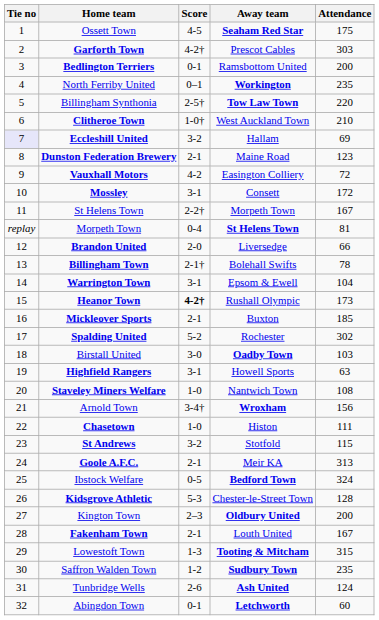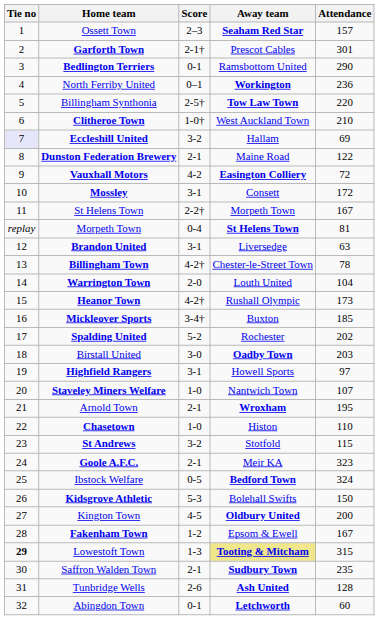(194, 31) 4-5 -> (194, 31) 2–3
(345, 31) 175 -> (345, 31) 157
(194, 48) 4-2† -> (194, 48) 2-1†
(345, 48) 303 -> (345, 48) 301
(345, 66) 200 -> (345, 66) 290
(345, 84) 235 -> (345, 84) 236
(345, 156) 123 -> (345, 156) 122
(263, 174) normal -> (263, 174) bold
(194, 246) 2-0 -> (194, 246) 3-1
(345, 246) 66 -> (345, 246) 63
(194, 264) 2-1† -> (194, 264) 4-2†
(263, 264) Bolehall Swifts -> (263, 264) Chester-le-Street Town
(194, 282) 3-1 -> (194, 282) 2-0
(263, 282) Epsom & Ewell -> (263, 282) Louth United
(194, 300) bold -> (194, 300) normal
(194, 318) 2-1 -> (194, 318) 3-4†
(345, 336) 302 -> (345, 336) 202
(345, 354) 103 -> (345, 354) 203
(345, 372) 63 -> (345, 372) 97
(345, 390) 108 -> (345, 390) 107
(194, 407) 3-4† -> (194, 407) 2-1
(345, 407) 156 -> (345, 407) 195
(345, 425) 111 -> (345, 425) 110
(345, 461) 313 -> (345, 461) 323
(263, 497) Chester-le-Street Town -> (263, 497) Bolehall Swifts
(345, 497) 128 -> (345, 497) 150
(194, 515) 2–3 -> (194, 515) 4-5
(194, 533) 2-1 -> (194, 533) 1-2
(263, 533) Louth United -> (263, 533) Epsom & Ewell
(22, 551) normal -> (22, 551) bold
(263, 551) no background -> (263, 551) khaki background
(194, 569) 1-2 -> (194, 569) 2-1
(345, 587) 124 -> (345, 587) 128
